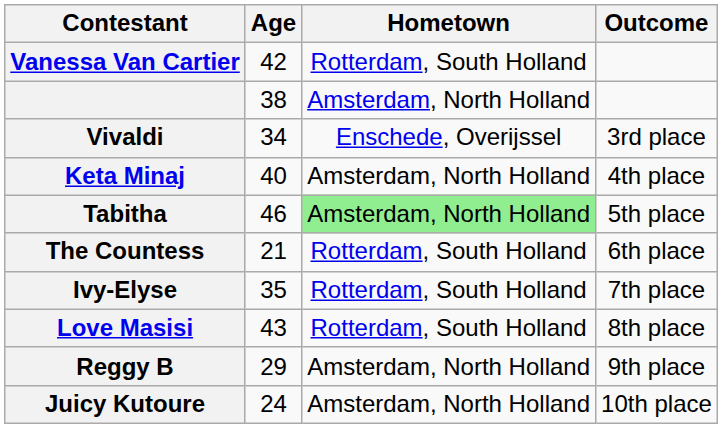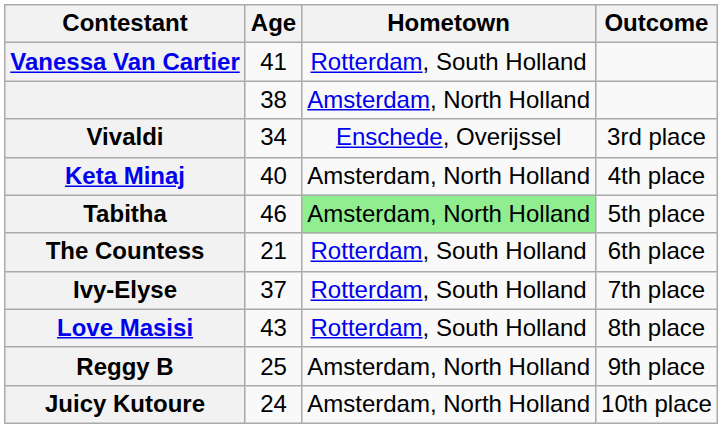(273, 61) 42 -> (273, 61) 41
(273, 289) 35 -> (273, 289) 37
(273, 366) 29 -> (273, 366) 25
